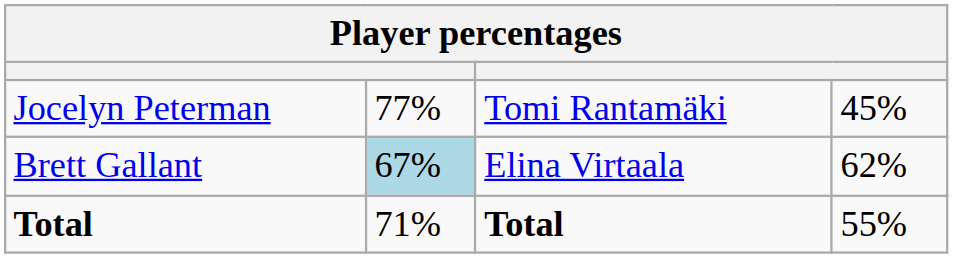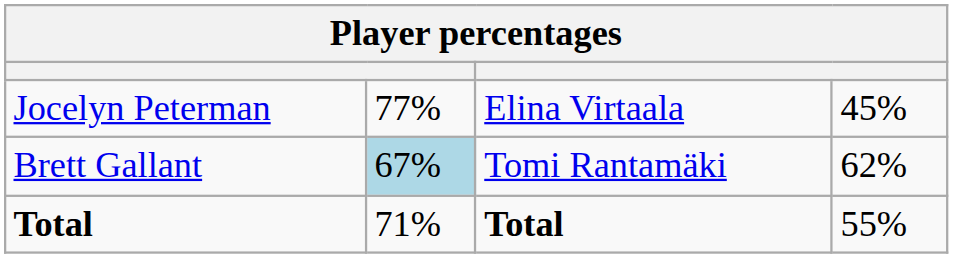(606, 107) Tomi Rantamäki -> (584, 107) Elina Virtaala
(584, 165) Elina Virtaala -> (606, 165) Tomi Rantamäki
